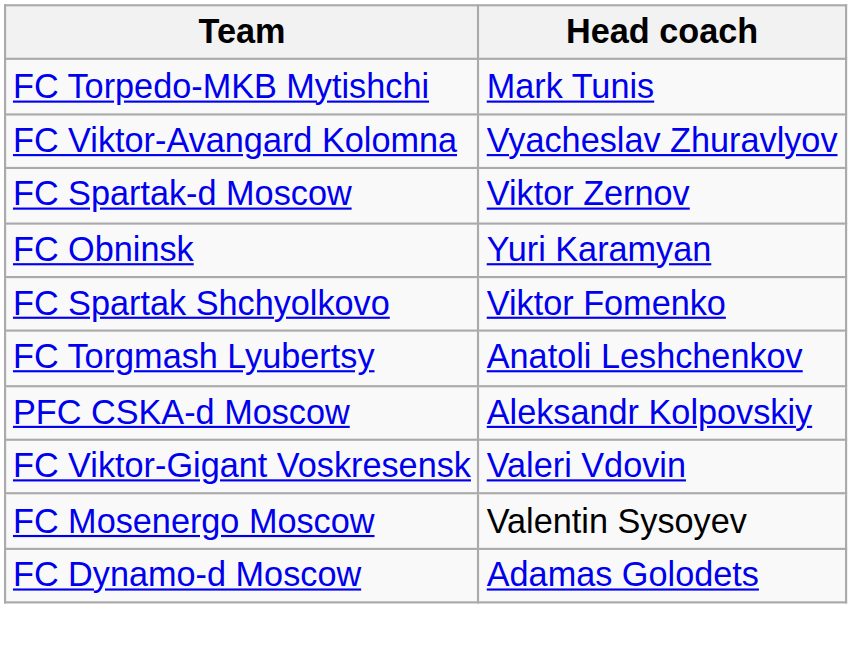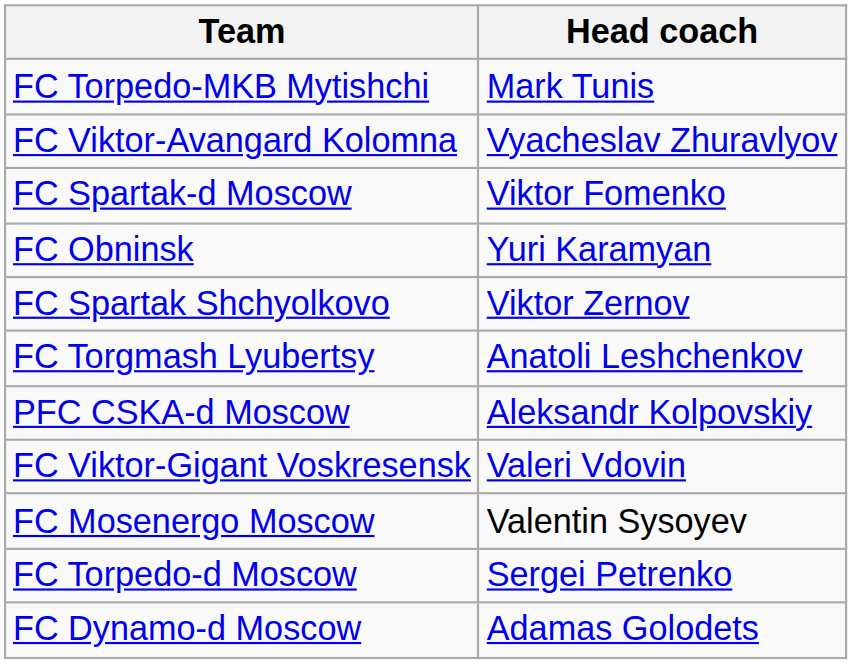(588, 194) Viktor Zernov -> (606, 194) Viktor Fomenko
(606, 303) Viktor Fomenko -> (588, 303) Viktor Zernov
+ row: (185, 574)
